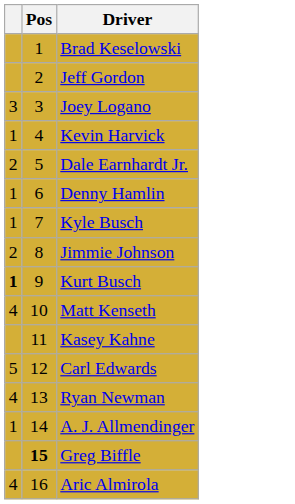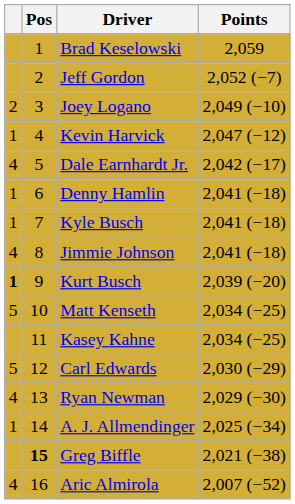+ column: (244, 19)
(13, 106) 3 -> (13, 106) 2
(13, 164) 2 -> (13, 164) 4
(13, 251) 2 -> (13, 251) 4
(13, 309) 4 -> (13, 309) 5
